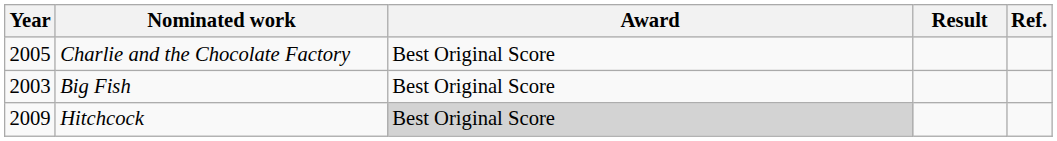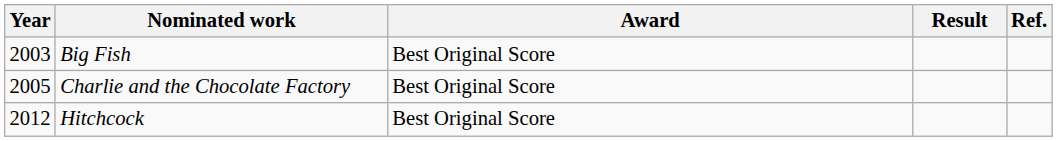rows swapped: (95, 86) <-> (205, 53)
(30, 119) 2009 -> (30, 119) 2012
(474, 119) lightgrey background -> (474, 119) no background
